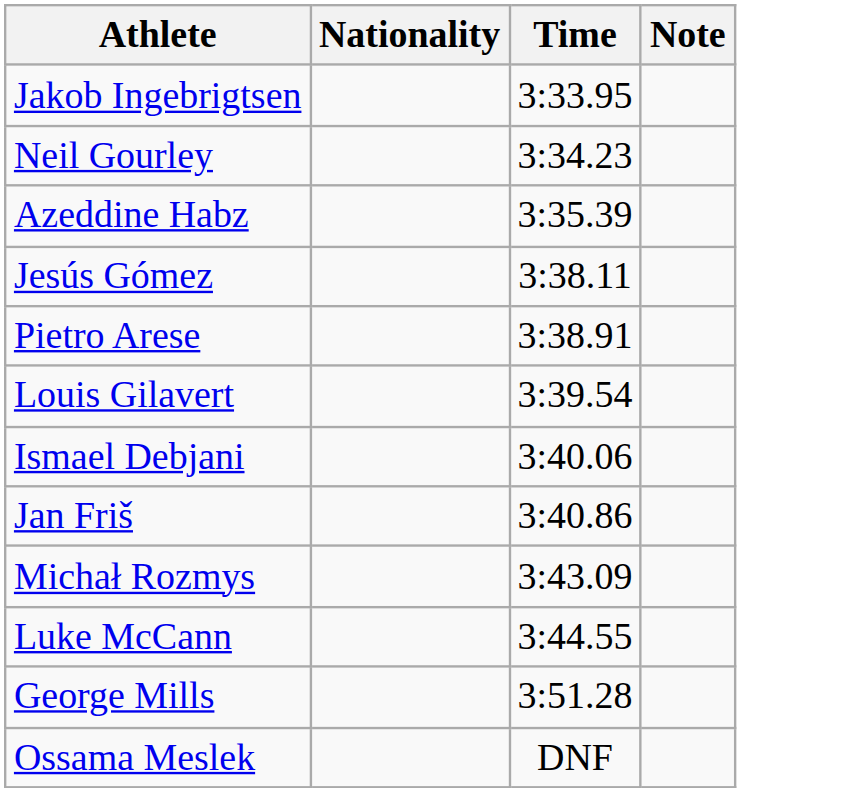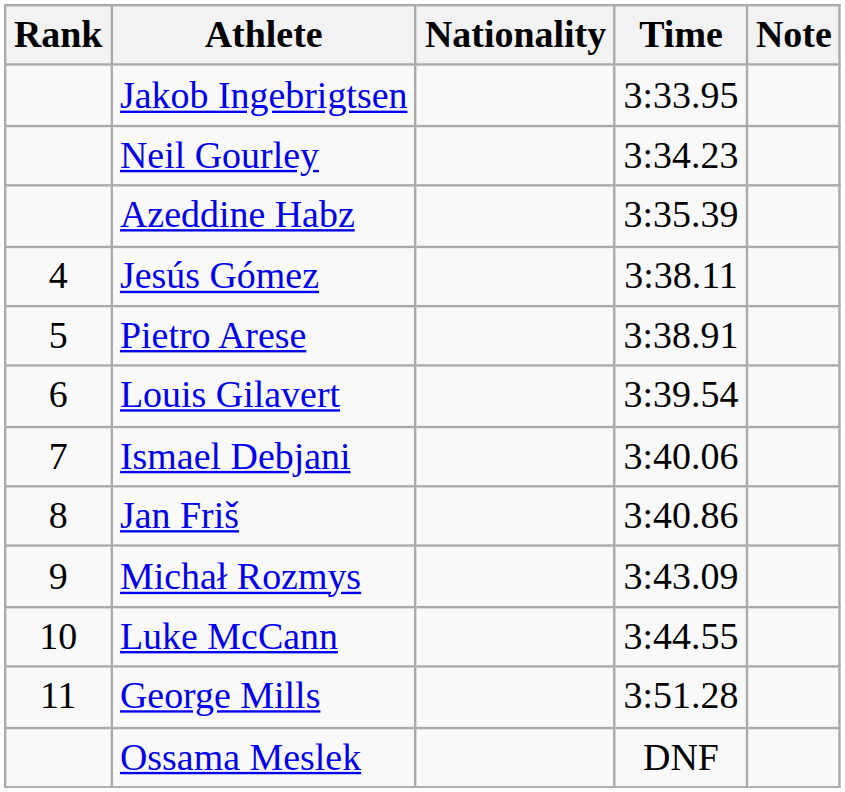+ column: (58, 34)
